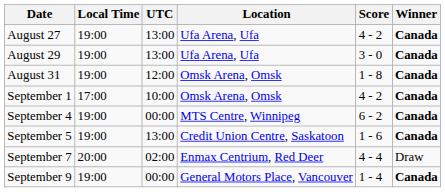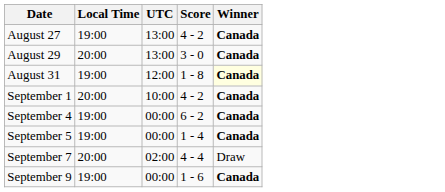- column: (267, 14)
(92, 55) 19:00 -> (92, 55) 20:00
(416, 75) no background -> (238, 75) lightyellow background
(92, 95) 17:00 -> (92, 95) 20:00
(160, 136) 13:00 -> (160, 136) 00:00
(370, 136) 1 - 6 -> (192, 136) 1 - 4
(370, 177) 1 - 4 -> (192, 177) 1 - 6
